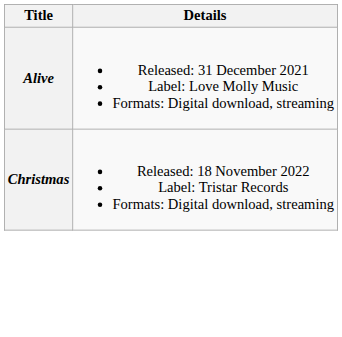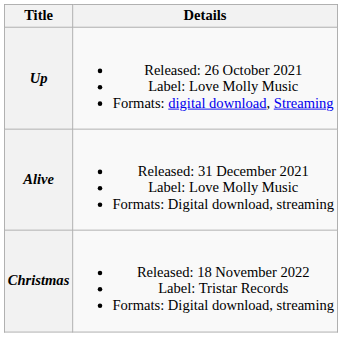+ row: (39, 78)
